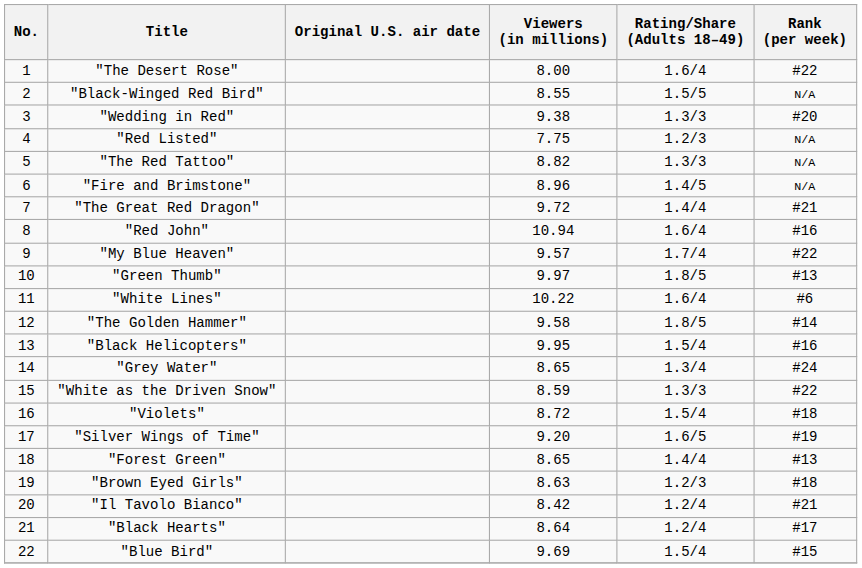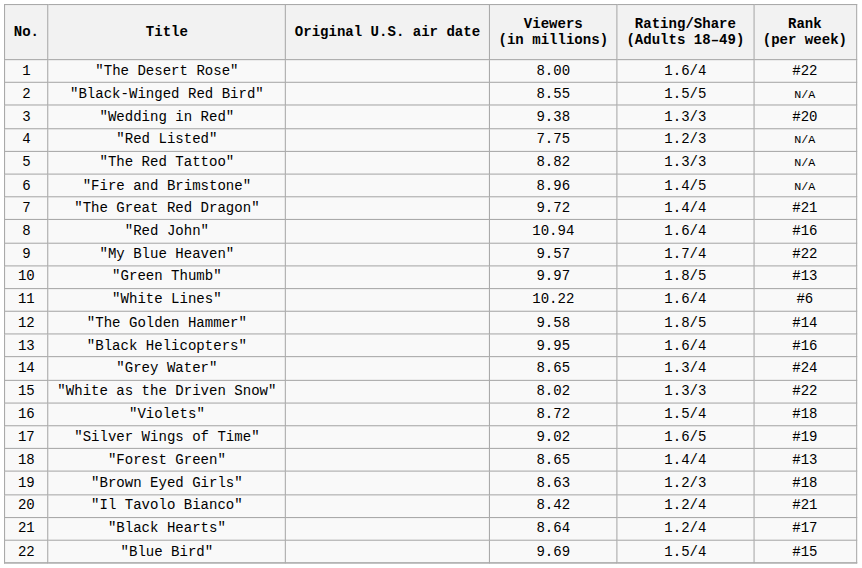(685, 346) 1.5/4 -> (685, 346) 1.6/4
(553, 391) 8.59 -> (553, 391) 8.02
(553, 437) 9.20 -> (553, 437) 9.02
